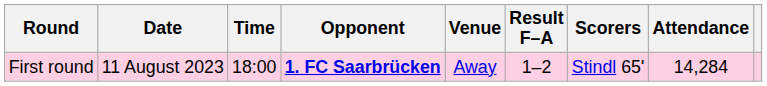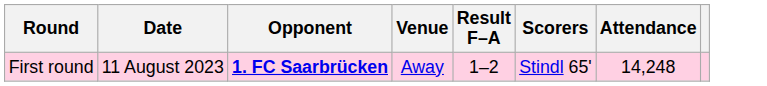- column: (254, 28)
(701, 66) 14,284 -> (648, 66) 14,248
